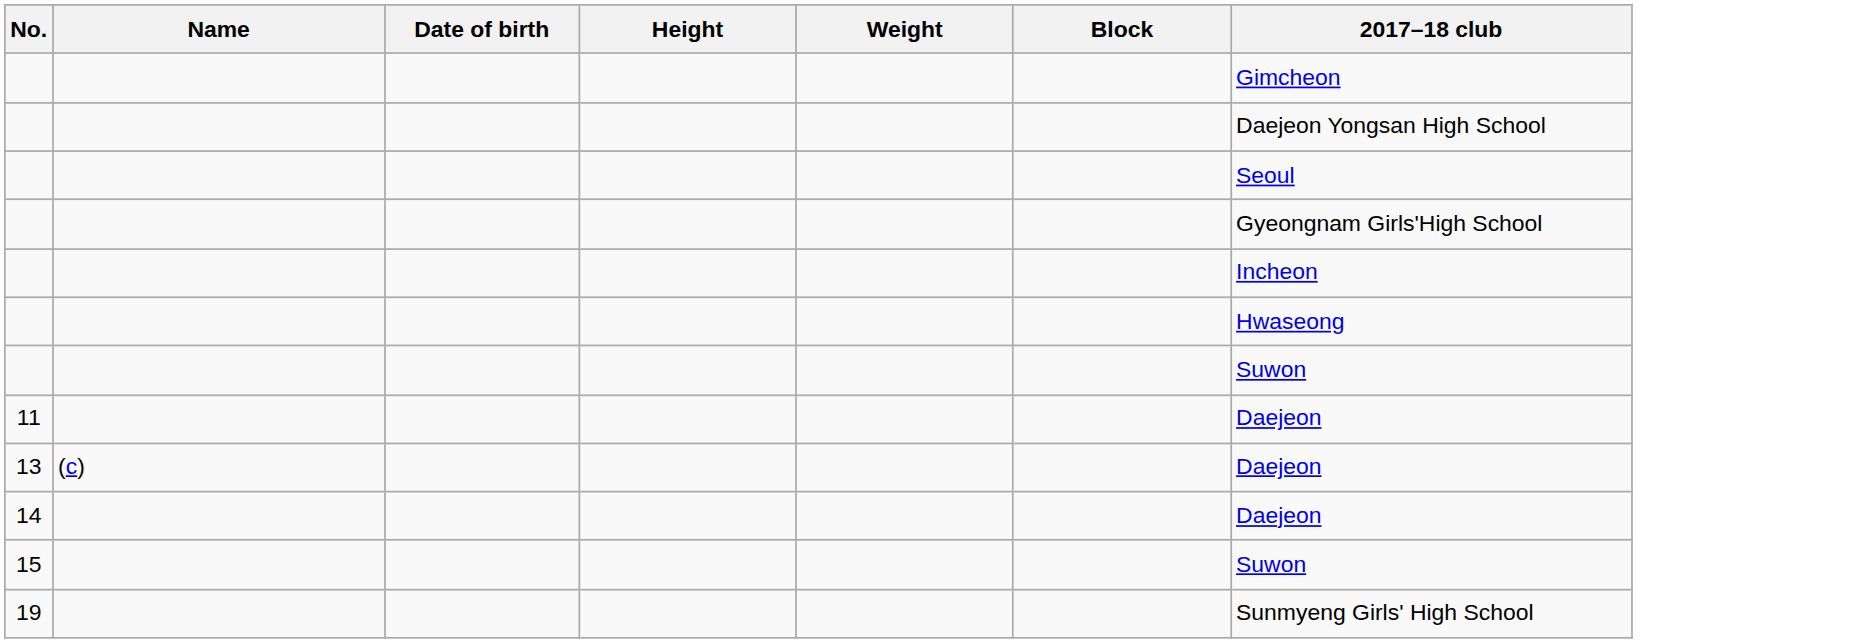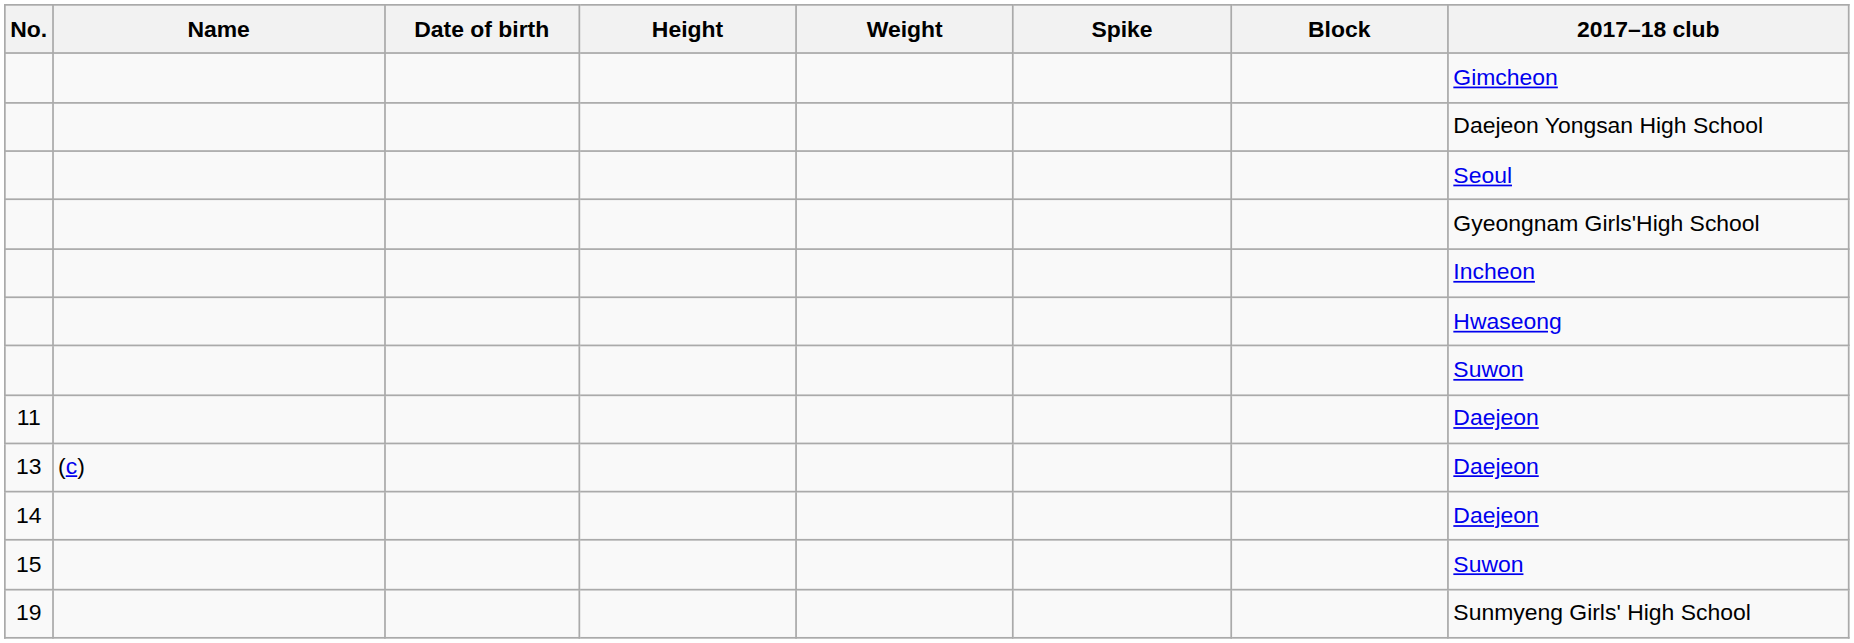+ column: (1122, 29)
